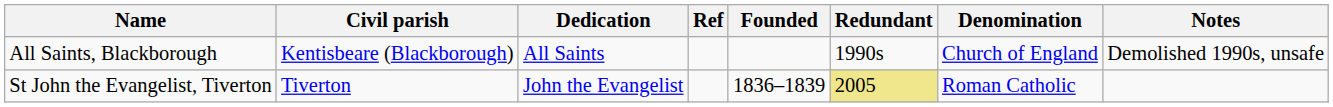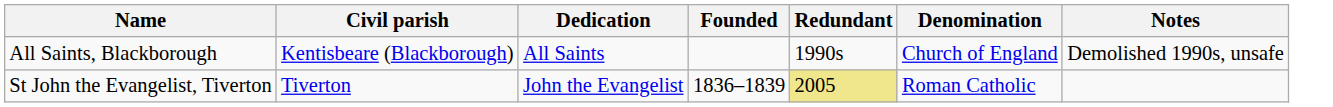- column: (708, 20)
